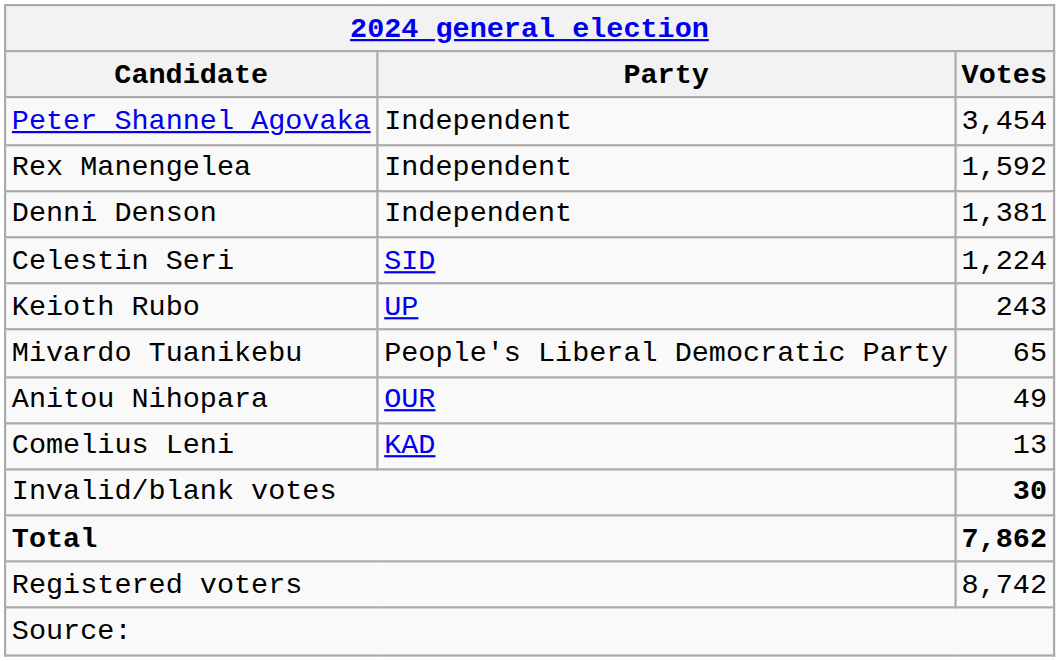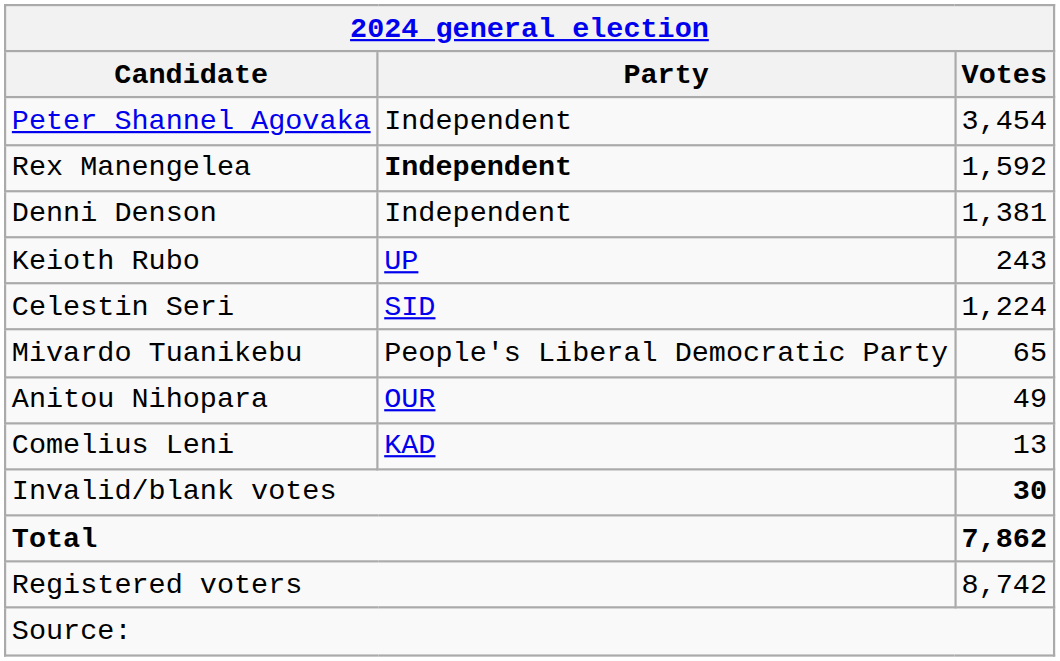(478, 167) normal -> (478, 167) bold
rows swapped: (123, 260) <-> (106, 307)
